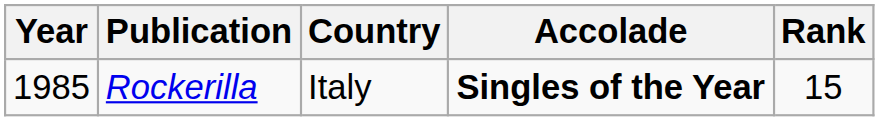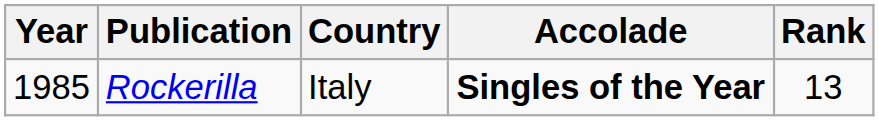(823, 86) 15 -> (823, 86) 13
